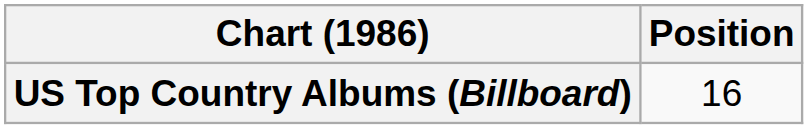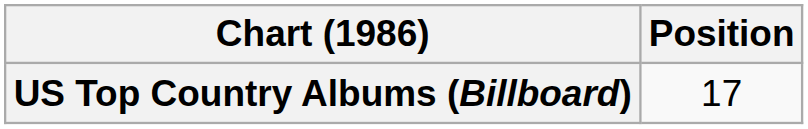(722, 92) 16 -> (722, 92) 17
